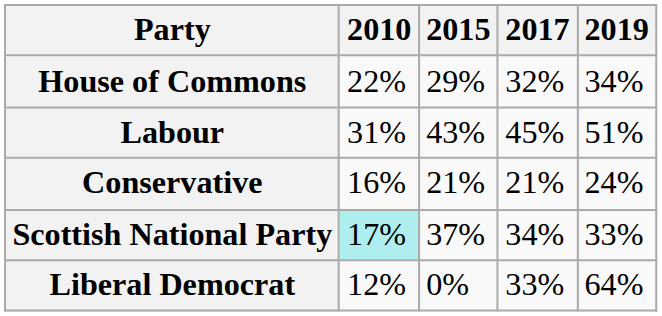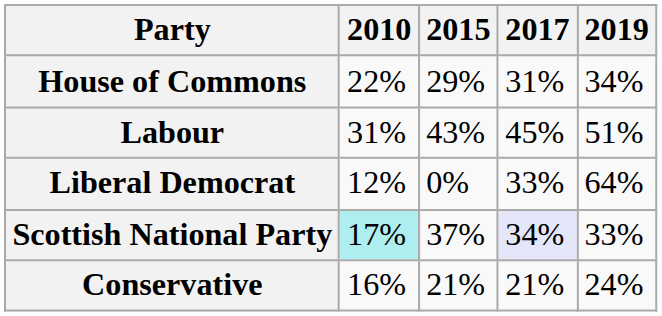(535, 81) 32% -> (535, 81) 31%
rows swapped: (172, 183) <-> (172, 285)
(535, 234) no background -> (535, 234) lavender background
